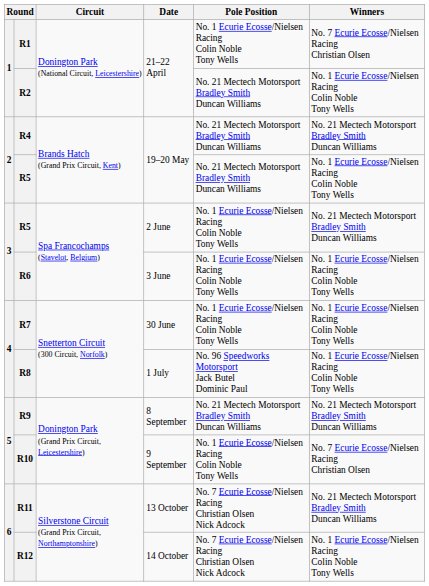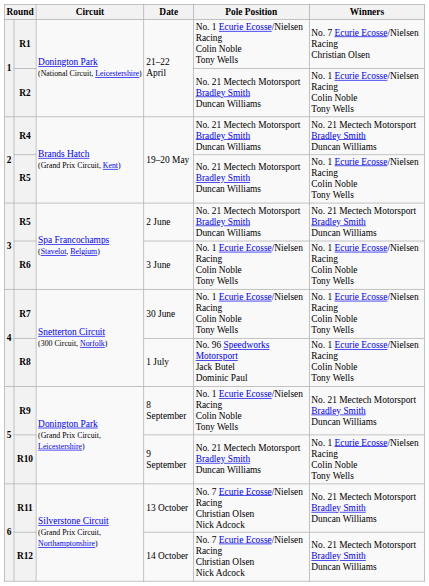(249, 227) No. 1 Ecurie Ecosse/Nielsen Racing Colin Noble Tony Wells -> (248, 221) No. 21 Mectech Motorsport Bradley Smith Duncan Williams
(248, 416) No. 21 Mectech Motorsport Bradley Smith Duncan Williams -> (249, 410) No. 1 Ecurie Ecosse/Nielsen Racing Colin Noble Tony Wells
(249, 459) No. 1 Ecurie Ecosse/Nielsen Racing Colin Noble Tony Wells -> (248, 459) No. 21 Mectech Motorsport Bradley Smith Duncan Williams
(365, 459) No. 7 Ecurie Ecosse/Nielsen Racing Christian Olsen -> (365, 459) No. 1 Ecurie Ecosse/Nielsen Racing Colin Noble Tony Wells
(365, 556) No. 1 Ecurie Ecosse/Nielsen Racing Colin Noble Tony Wells -> (364, 556) No. 21 Mectech Motorsport Bradley Smith Duncan Williams
